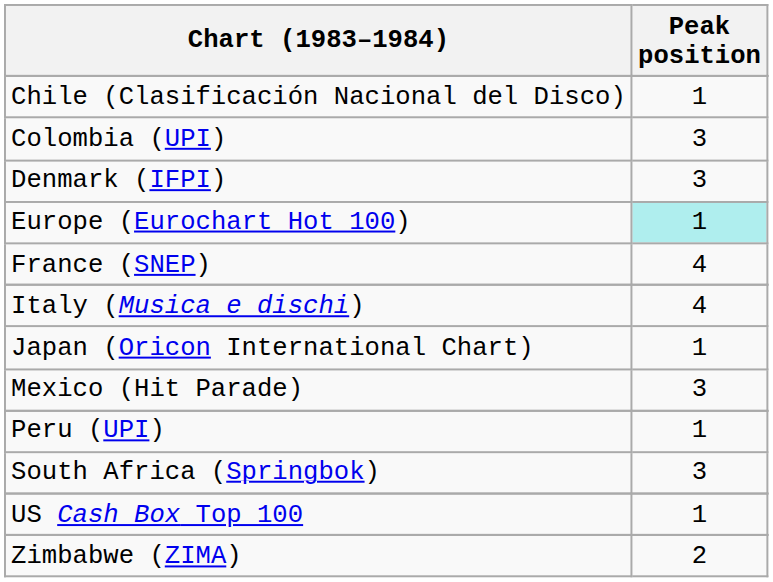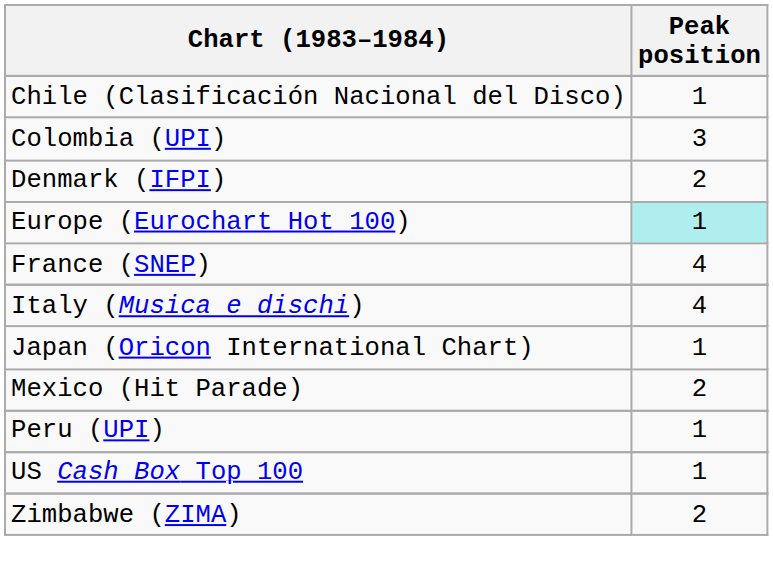(700, 181) 3 -> (700, 181) 2
(700, 389) 3 -> (700, 389) 2
- row: (196, 473)
